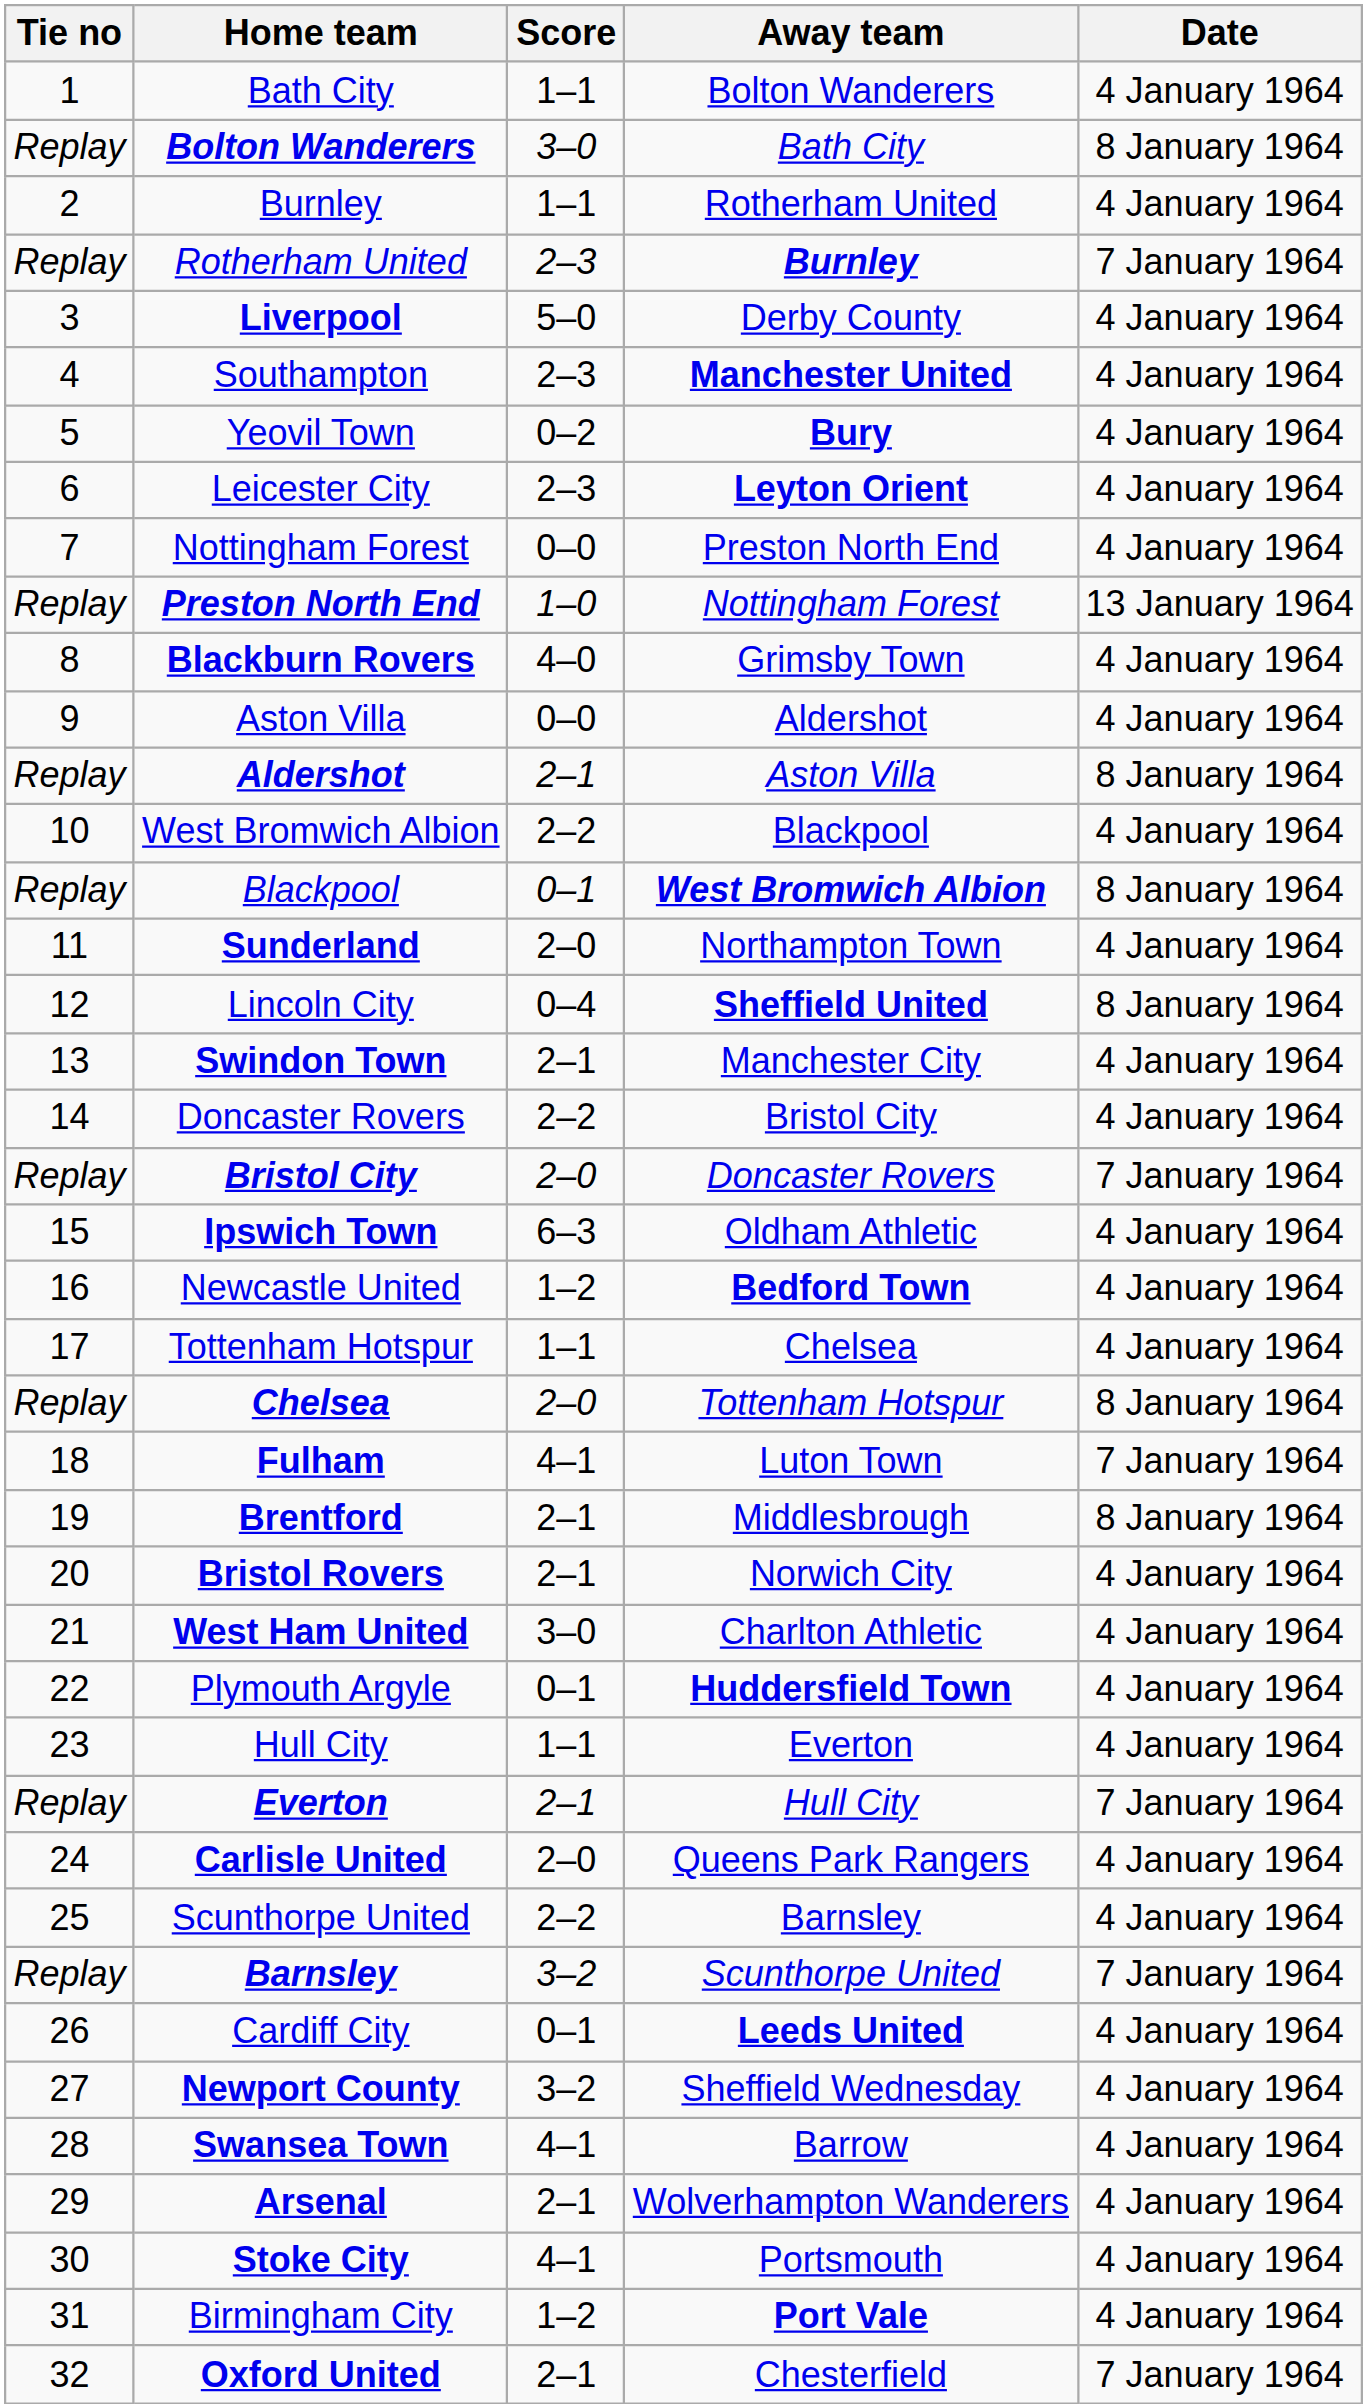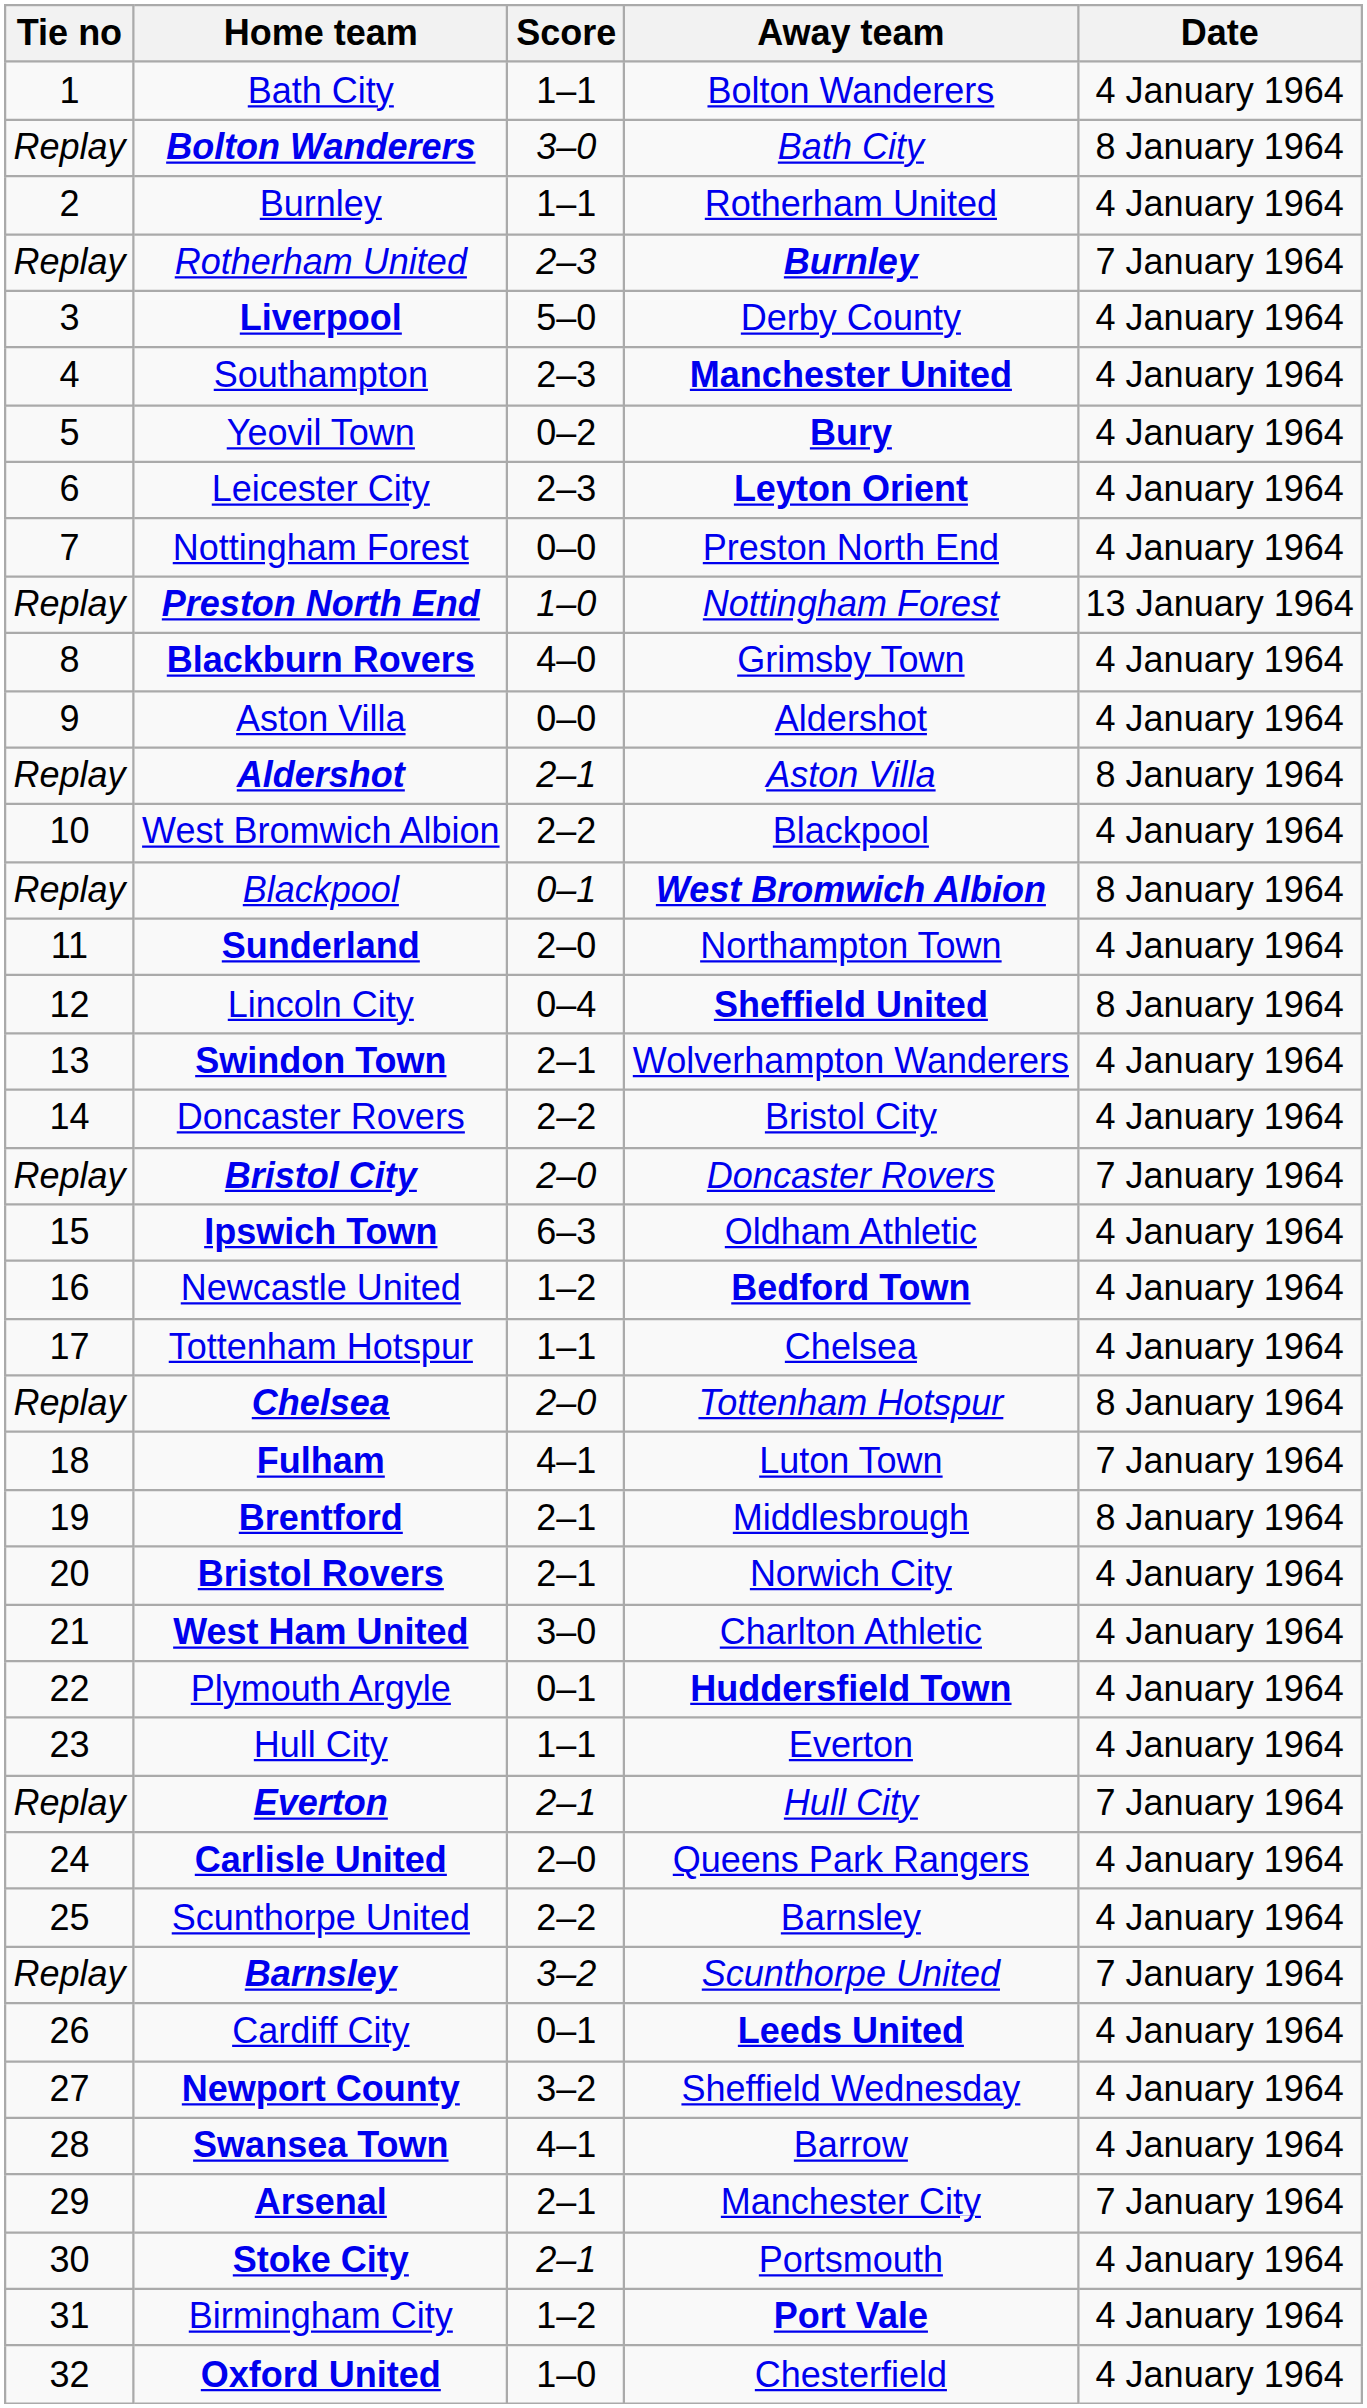(851, 1060) Manchester City -> (851, 1060) Wolverhampton Wanderers
(851, 2202) Wolverhampton Wanderers -> (851, 2202) Manchester City
(1220, 2202) 4 January 1964 -> (1220, 2202) 7 January 1964
(566, 2259) 4–1 -> (566, 2259) 2–1
(566, 2373) 2–1 -> (566, 2373) 1–0
(1220, 2373) 7 January 1964 -> (1220, 2373) 4 January 1964
